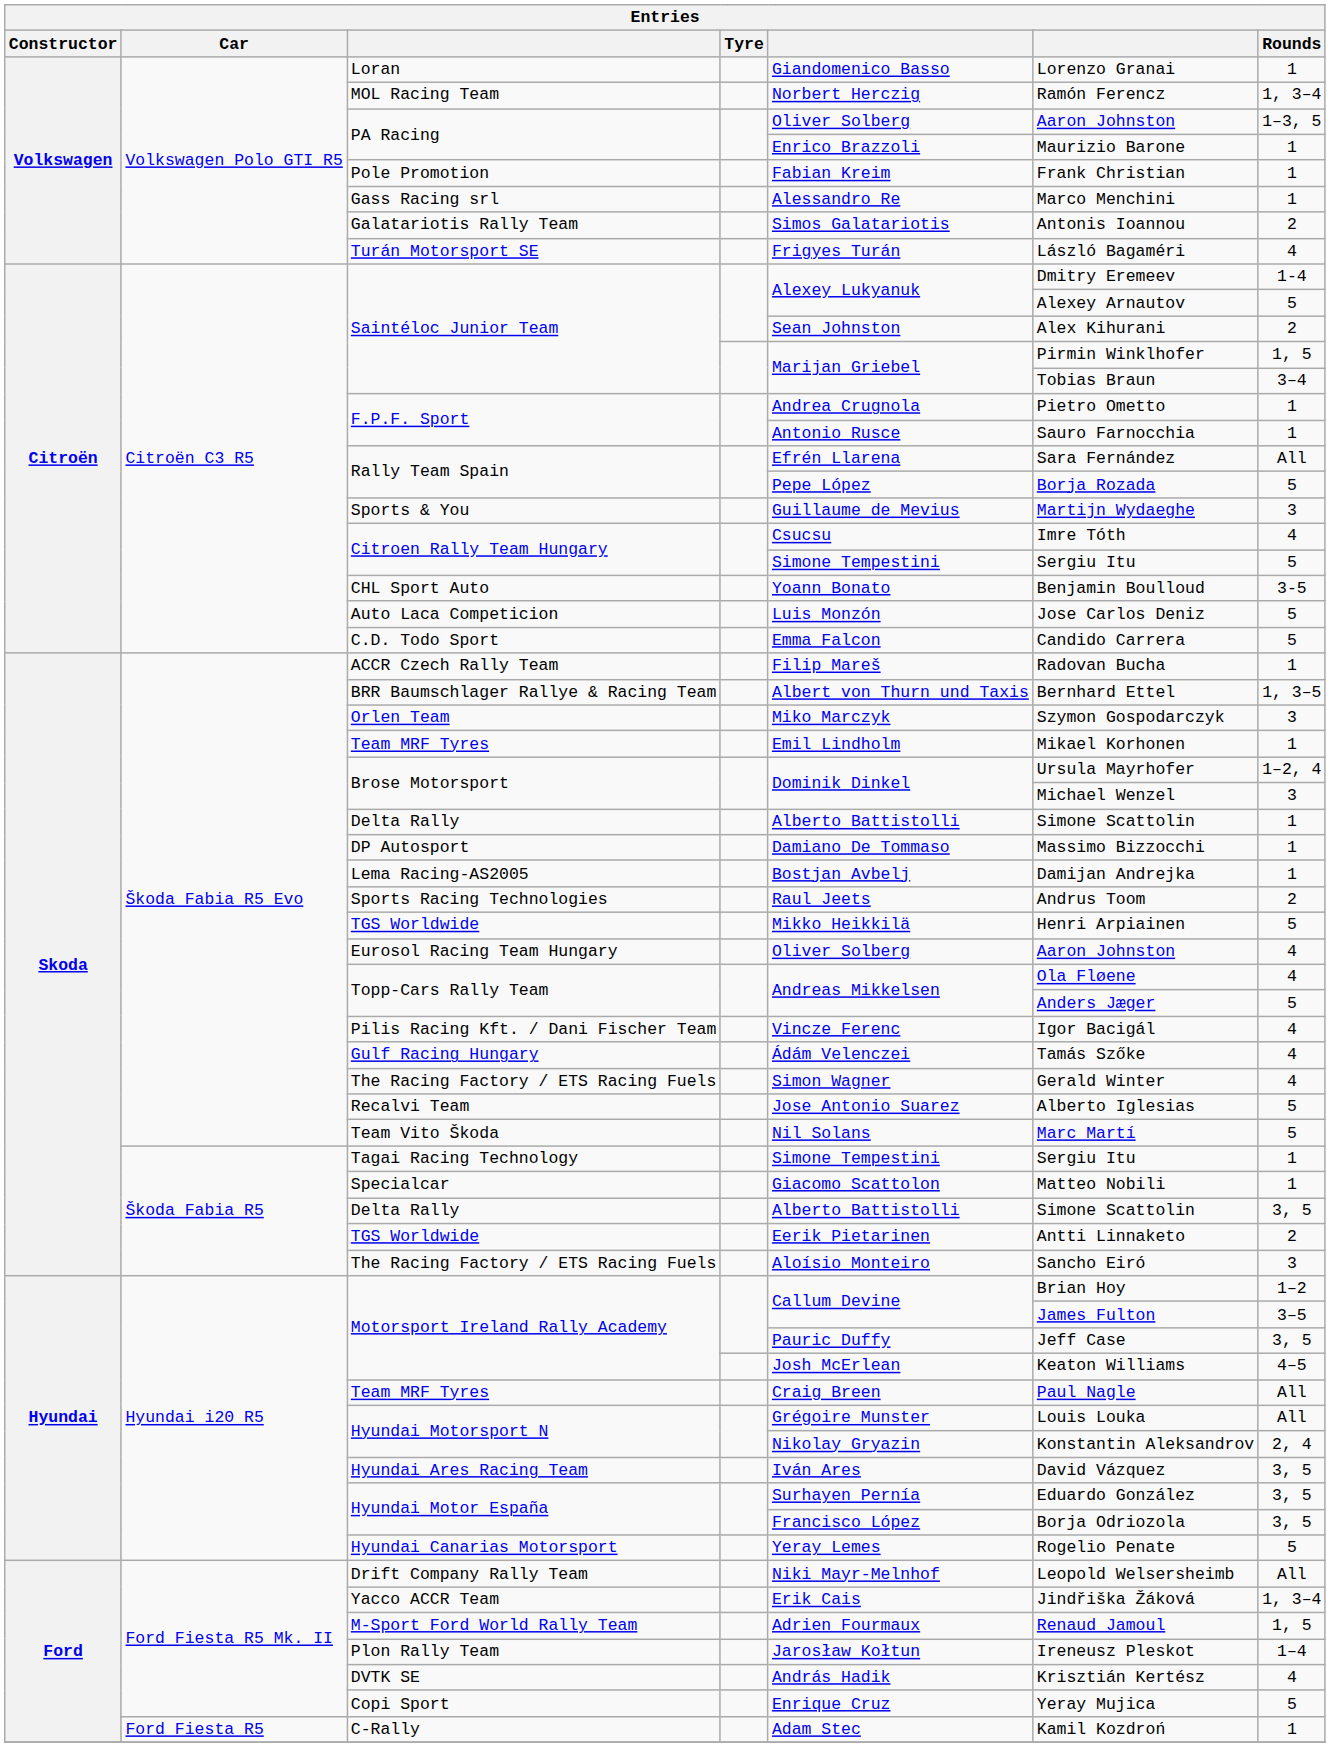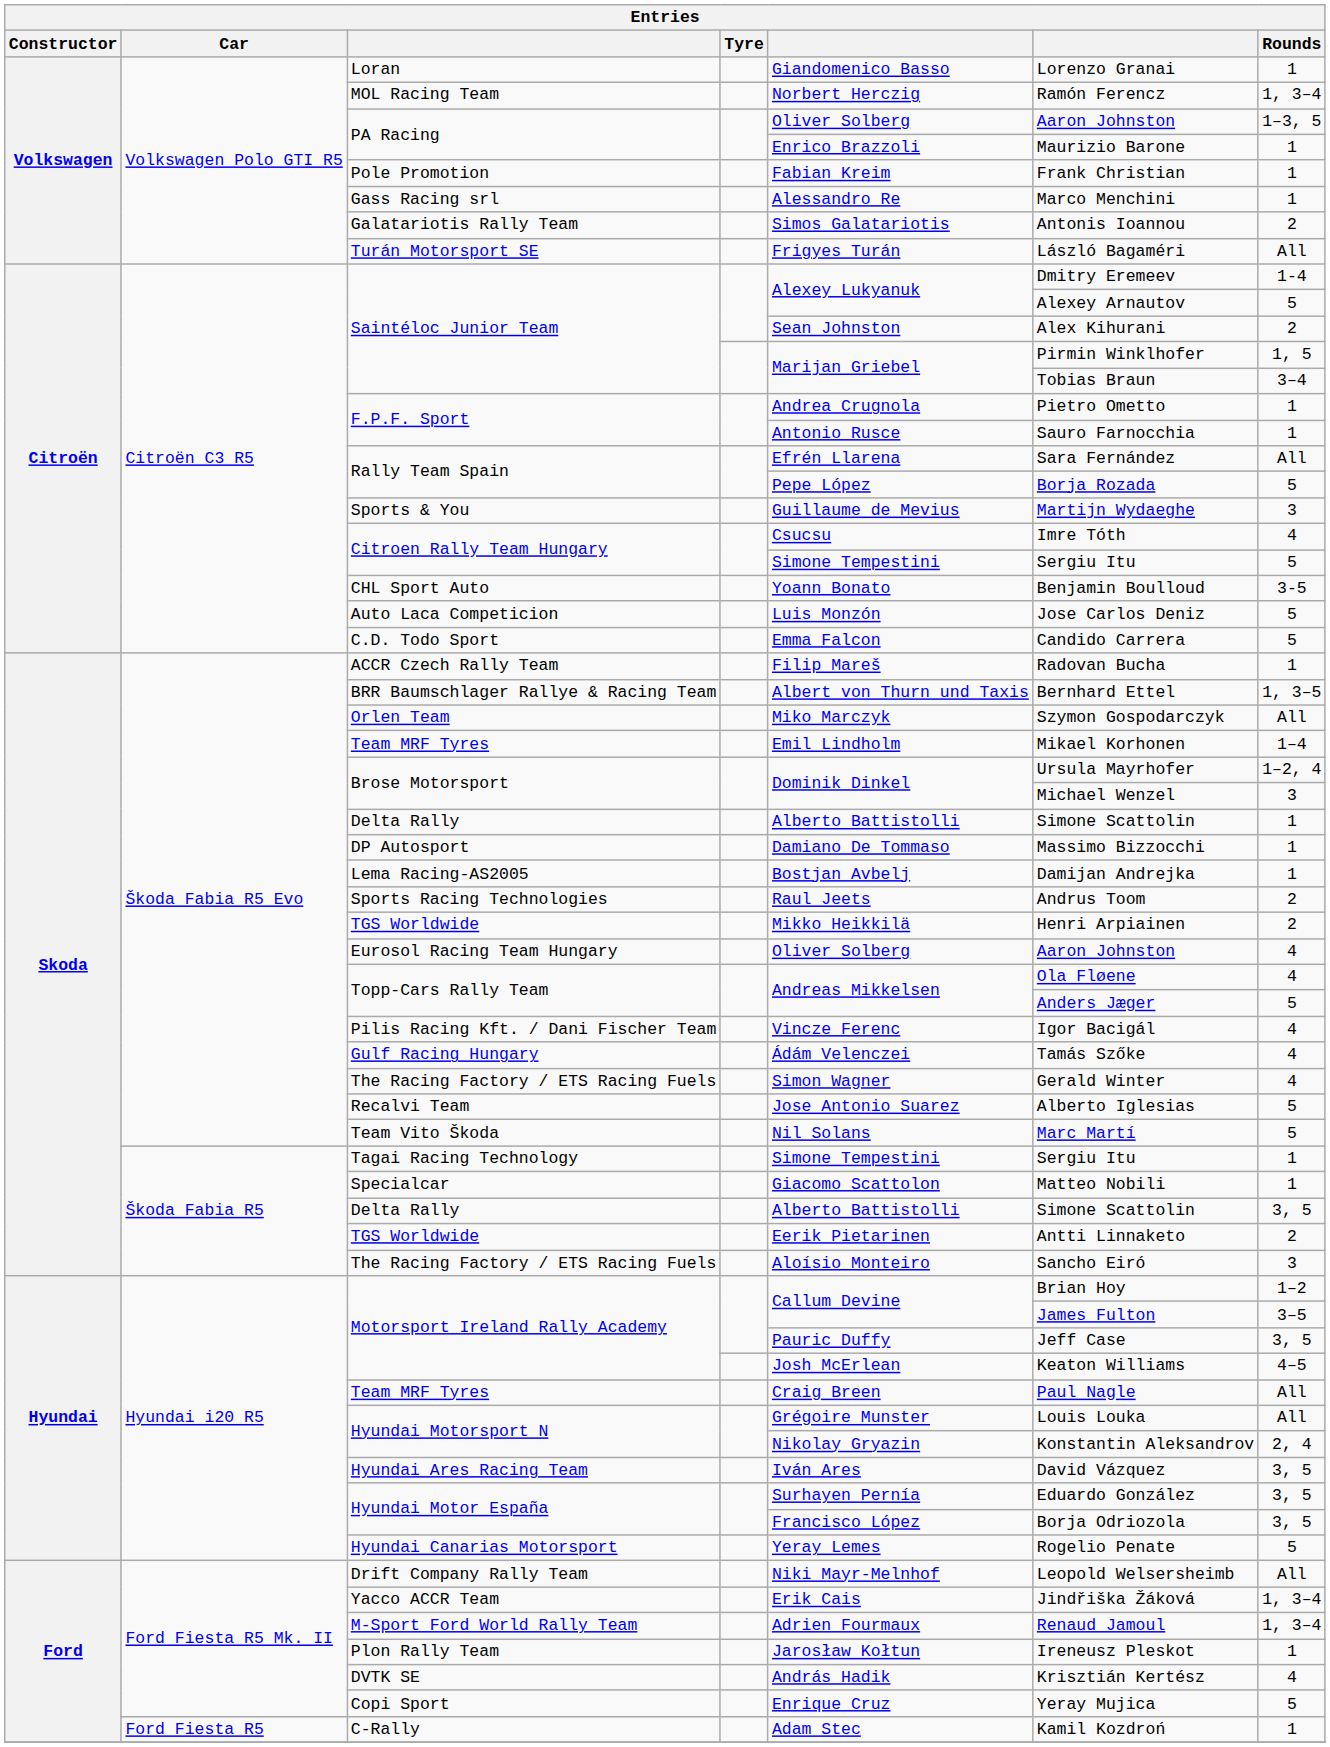(1292, 251) 4 -> (1292, 251) All
(1292, 718) 3 -> (1292, 718) All
(1292, 744) 1 -> (1292, 744) 1–4
(1292, 925) 5 -> (1292, 925) 2
(1292, 1626) 1, 5 -> (1292, 1626) 1, 3–4
(1292, 1652) 1–4 -> (1292, 1652) 1
